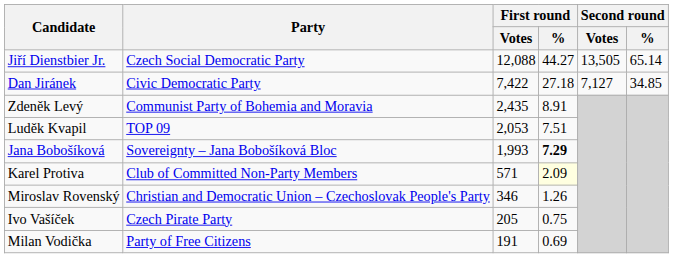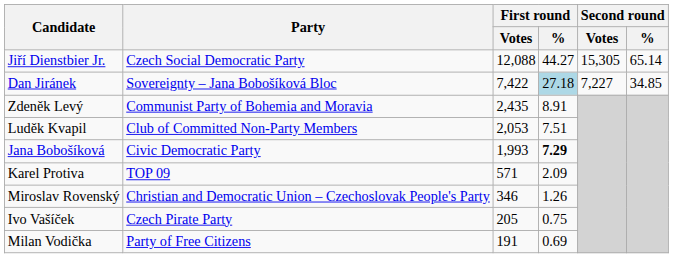(600, 60) 13,505 -> (600, 60) 15,305
(193, 83) Civic Democratic Party -> (231, 83) Sovereignty – Jana Bobošíková Bloc
(558, 83) no background -> (558, 83) lightblue background
(597, 83) 7,127 -> (597, 83) 7,227
(148, 128) TOP 09 -> (242, 128) Club of Committed Non-Party Members
(231, 151) Sovereignty – Jana Bobošíková Bloc -> (193, 151) Civic Democratic Party
(242, 173) Club of Committed Non-Party Members -> (148, 173) TOP 09
(555, 173) lightyellow background -> (555, 173) no background
